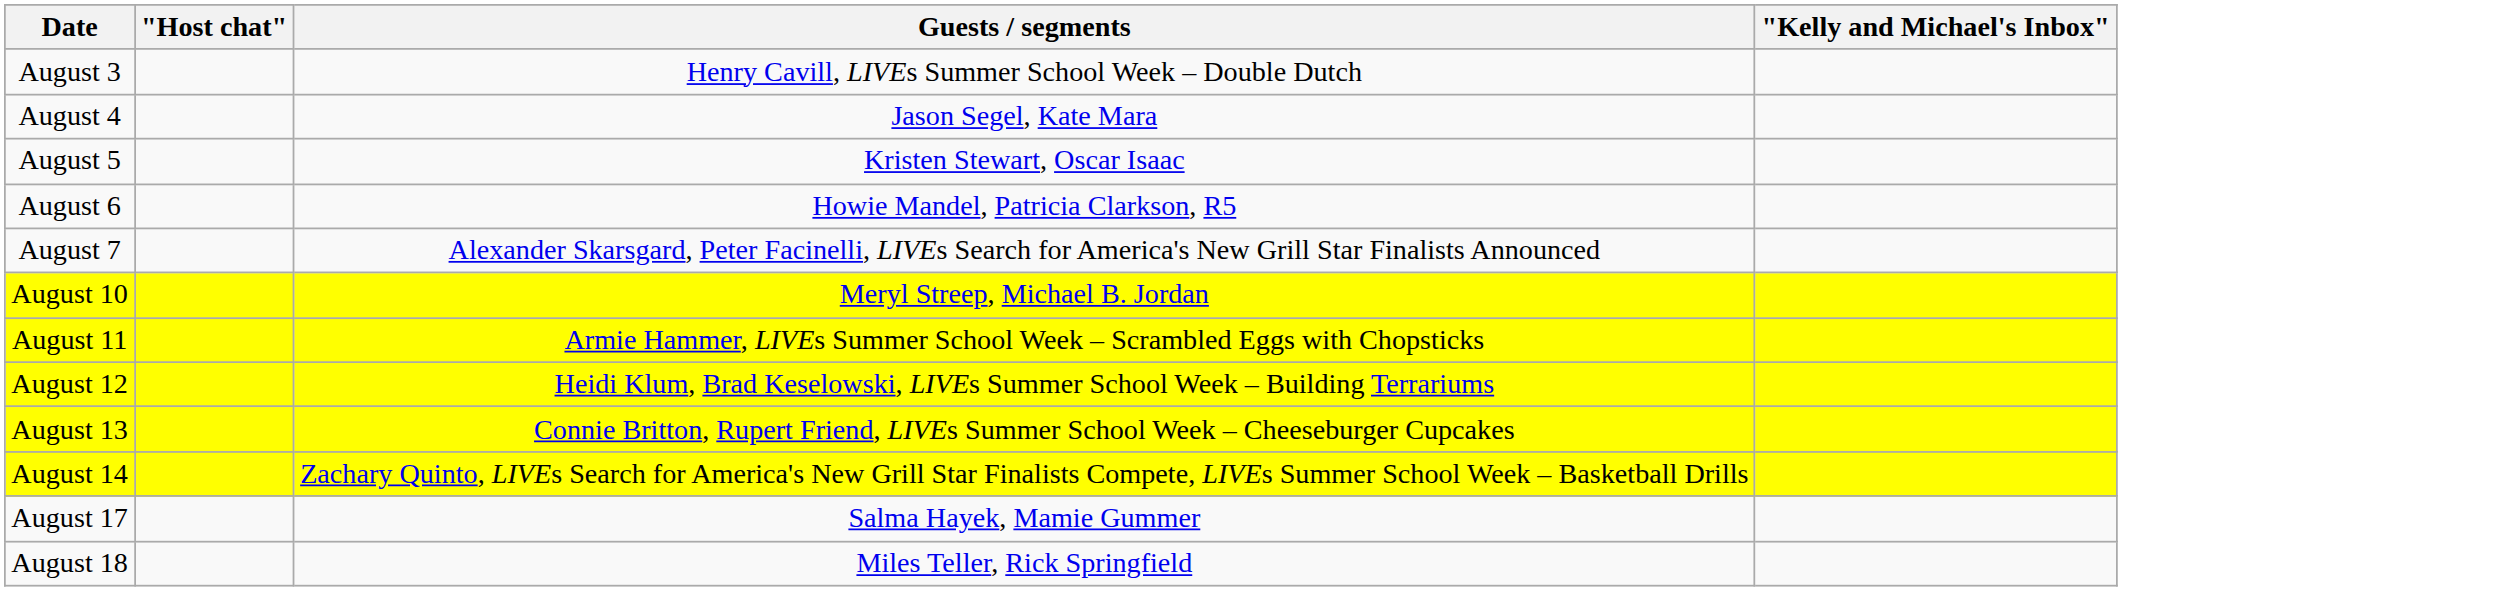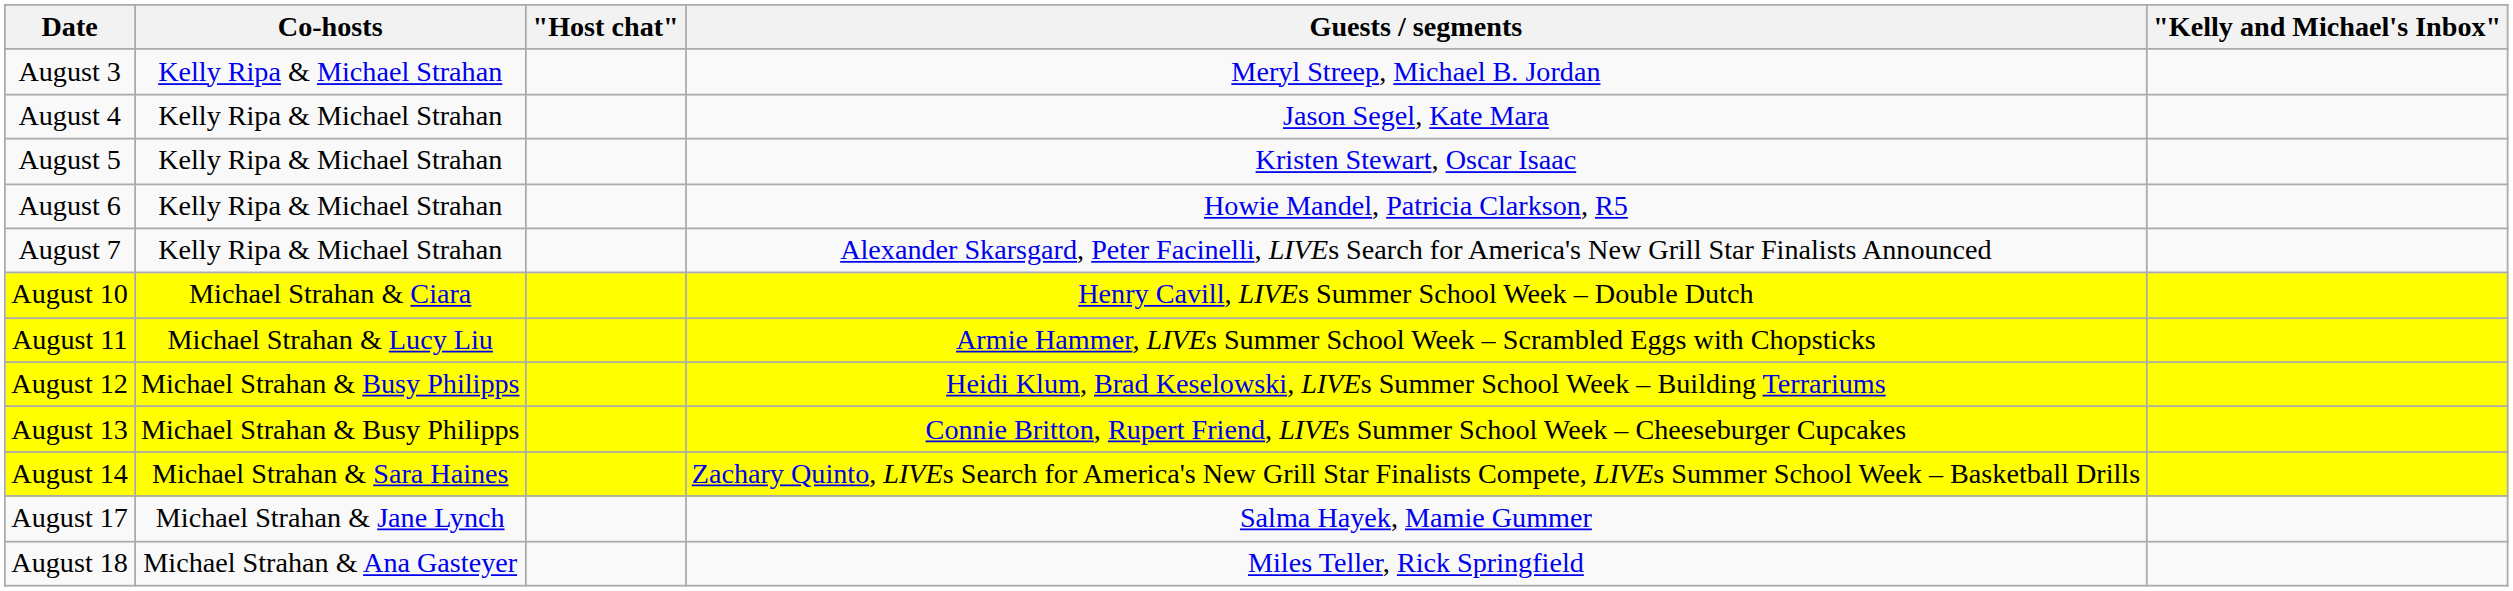+ column: (330, 26)
(1024, 71) Henry Cavill, LIVEs Summer School Week – Double Dutch -> (1416, 71) Meryl Streep, Michael B. Jordan
(1024, 294) Meryl Streep, Michael B. Jordan -> (1416, 294) Henry Cavill, LIVEs Summer School Week – Double Dutch
